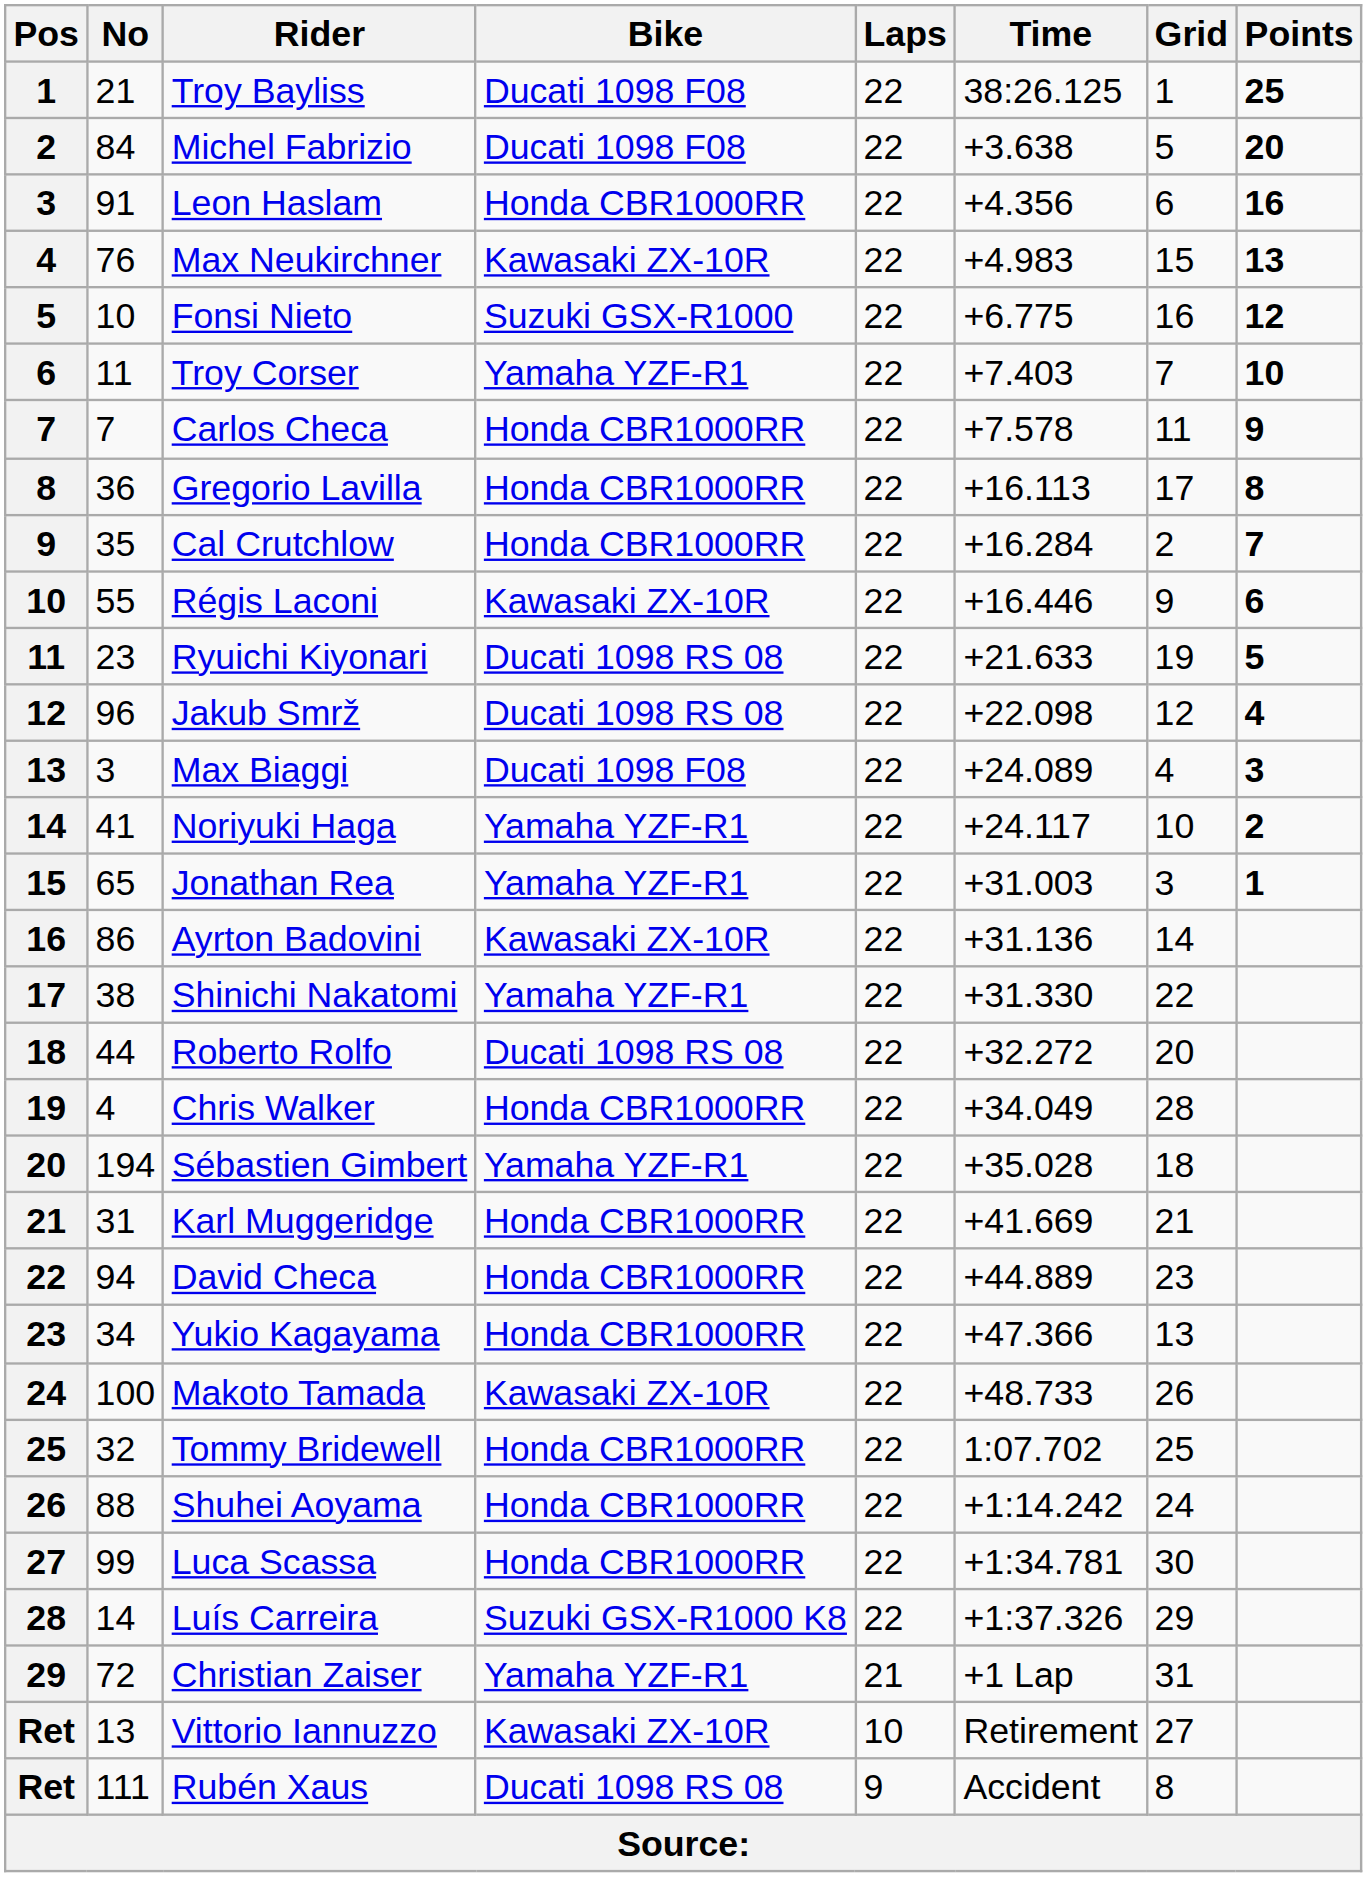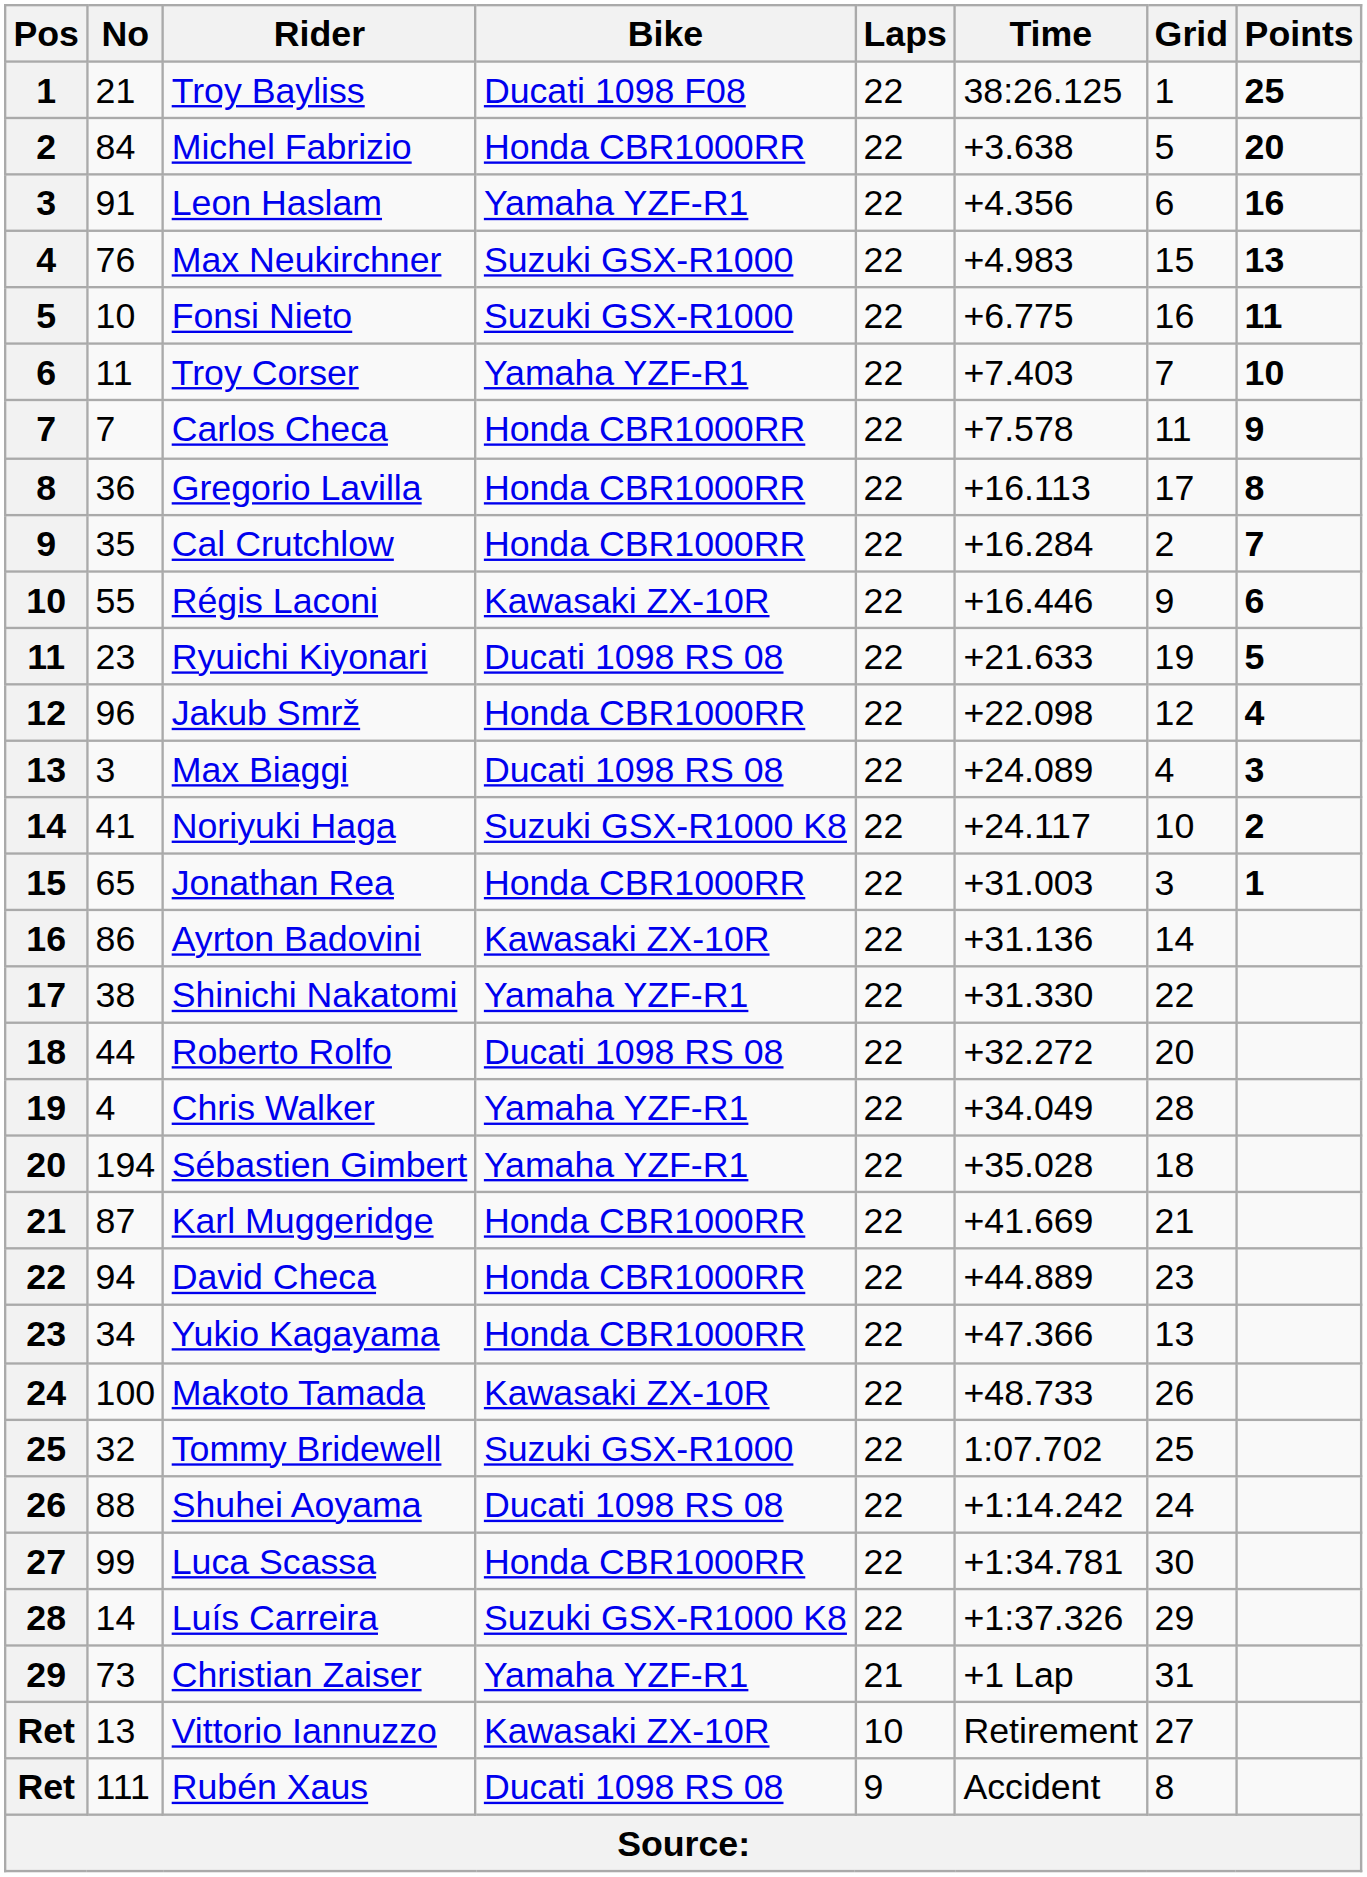(615, 147) Ducati 1098 F08 -> (645, 147) Honda CBR1000RR
(645, 203) Honda CBR1000RR -> (616, 203) Yamaha YZF-R1
(627, 260) Kawasaki ZX-10R -> (639, 260) Suzuki GSX-R1000
(1264, 316) 12 -> (1263, 316) 11
(634, 712) Ducati 1098 RS 08 -> (645, 712) Honda CBR1000RR
(615, 769) Ducati 1098 F08 -> (634, 769) Ducati 1098 RS 08
(616, 825) Yamaha YZF-R1 -> (665, 825) Suzuki GSX-R1000 K8
(616, 882) Yamaha YZF-R1 -> (645, 882) Honda CBR1000RR
(645, 1108) Honda CBR1000RR -> (616, 1108) Yamaha YZF-R1
(115, 1221) 31 -> (115, 1221) 87
(645, 1447) Honda CBR1000RR -> (639, 1447) Suzuki GSX-R1000
(645, 1504) Honda CBR1000RR -> (634, 1504) Ducati 1098 RS 08
(115, 1673) 72 -> (115, 1673) 73
